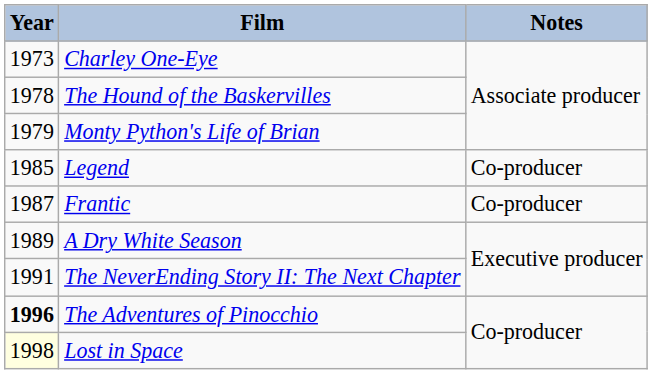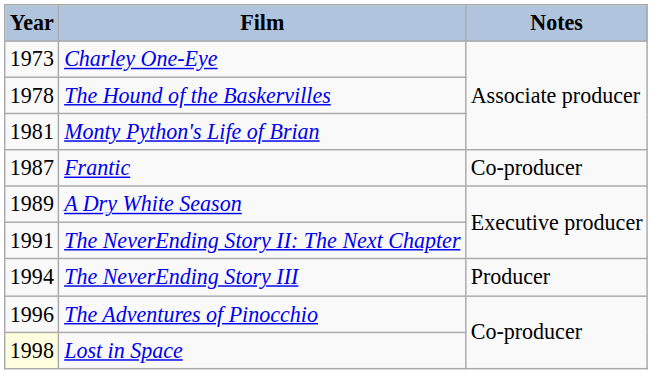(32, 131) 1979 -> (32, 131) 1981
- row: (97, 168)
+ row: (181, 277)
(32, 313) bold -> (32, 313) normal
